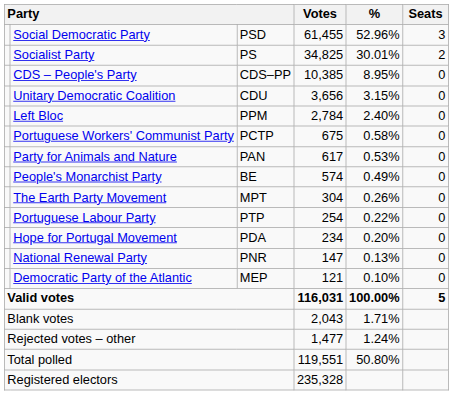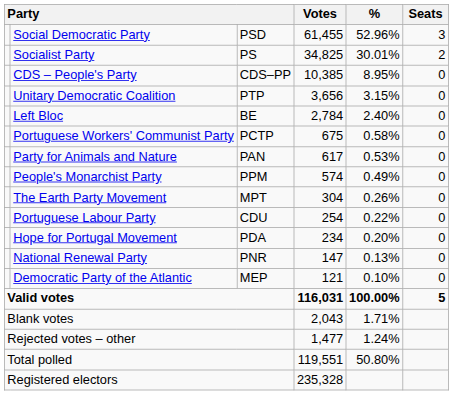(254, 95) CDU -> (252, 95) PTP
(254, 116) PPM -> (248, 116) BE
(248, 177) BE -> (254, 177) PPM
(252, 217) PTP -> (254, 217) CDU
